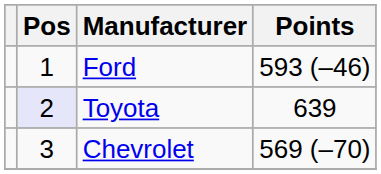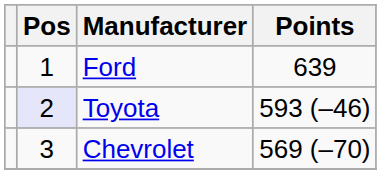(315, 67) 593 (–46) -> (315, 67) 639
(315, 108) 639 -> (315, 108) 593 (–46)
